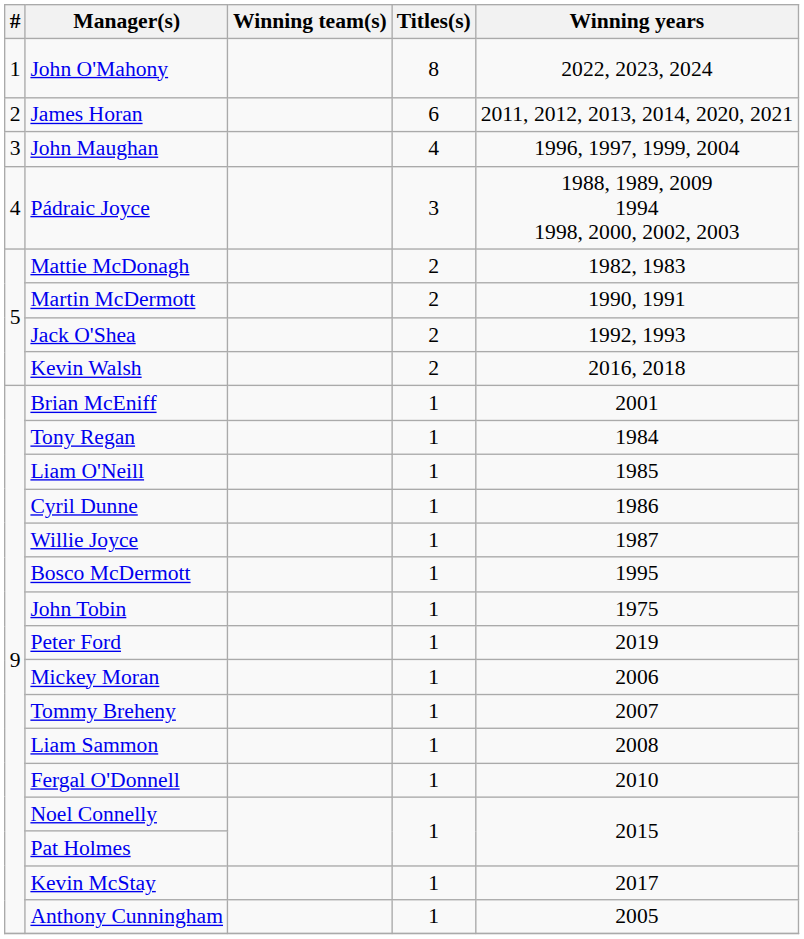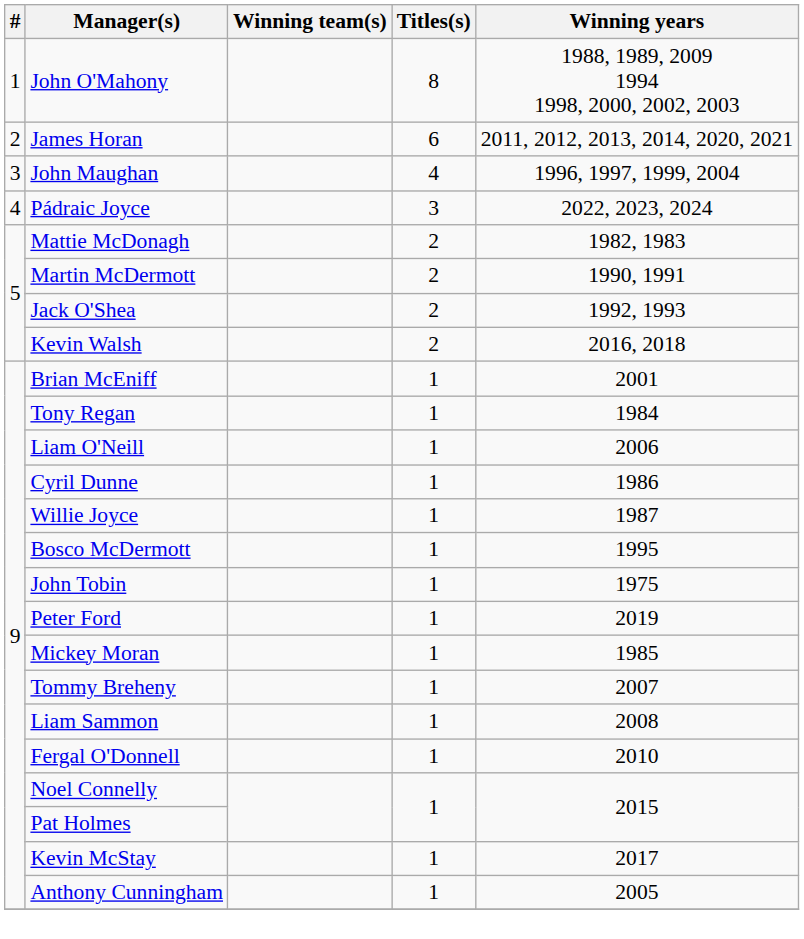(637, 68) 2022, 2023, 2024 -> (637, 80) 1988, 1989, 2009 1994 1998, 2000, 2002, 2003
(637, 207) 1988, 1989, 2009 1994 1998, 2000, 2002, 2003 -> (637, 207) 2022, 2023, 2024
(637, 471) 1985 -> (637, 447) 2006
(637, 676) 2006 -> (637, 652) 1985
